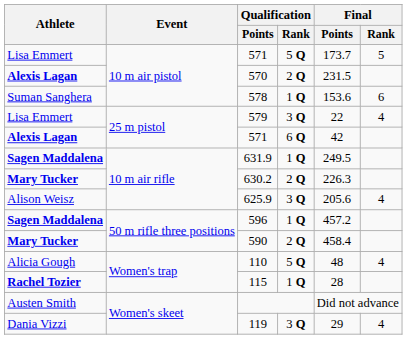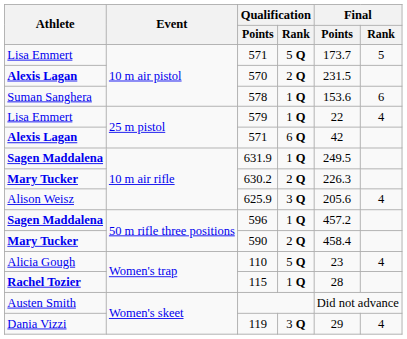(296, 117) 3 Q -> (296, 117) 1 Q
(337, 262) 48 -> (337, 262) 23
